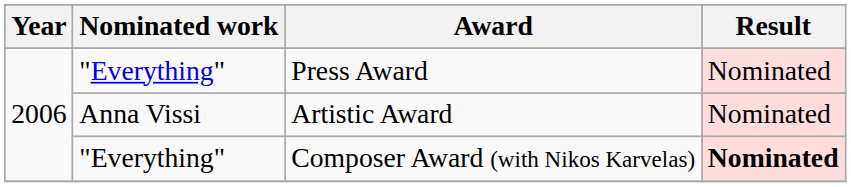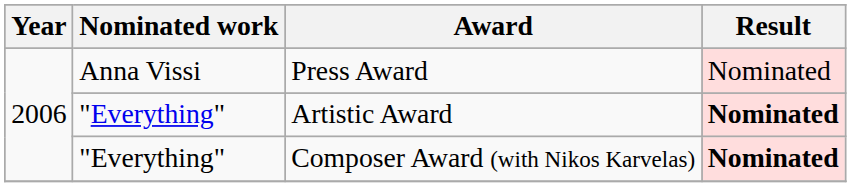(152, 70) "Everything" -> (140, 70) Anna Vissi
(140, 114) Anna Vissi -> (152, 114) "Everything"
(769, 114) normal -> (773, 114) bold
